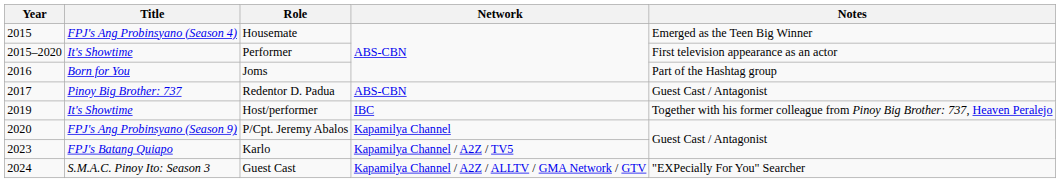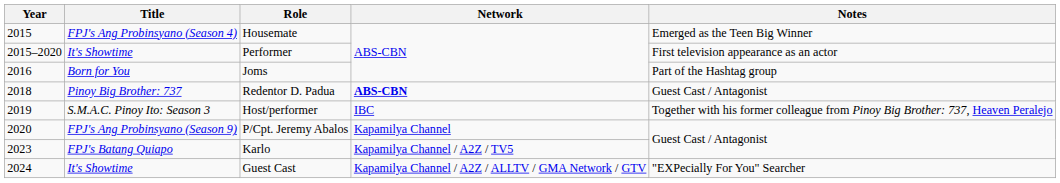(19, 91) 2017 -> (19, 91) 2018
(380, 91) normal -> (381, 91) bold
(100, 110) It's Showtime -> (139, 110) S.M.A.C. Pinoy Ito: Season 3
(139, 168) S.M.A.C. Pinoy Ito: Season 3 -> (100, 168) It's Showtime
